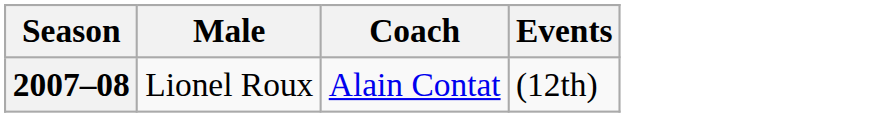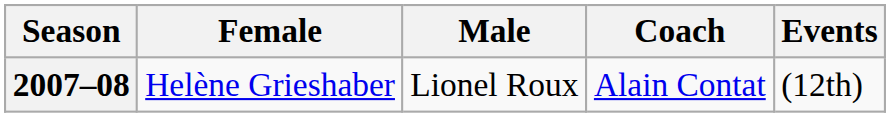+ column: (270, 31)
